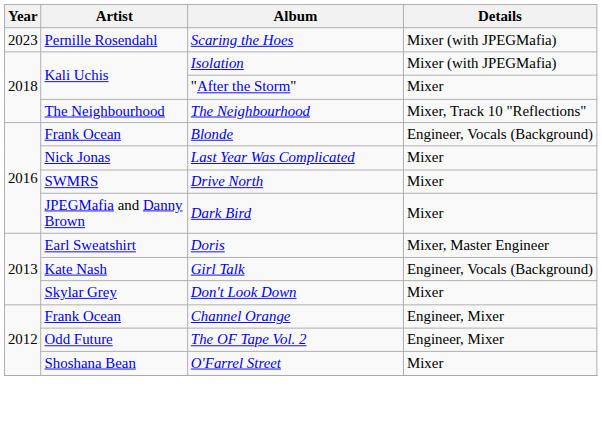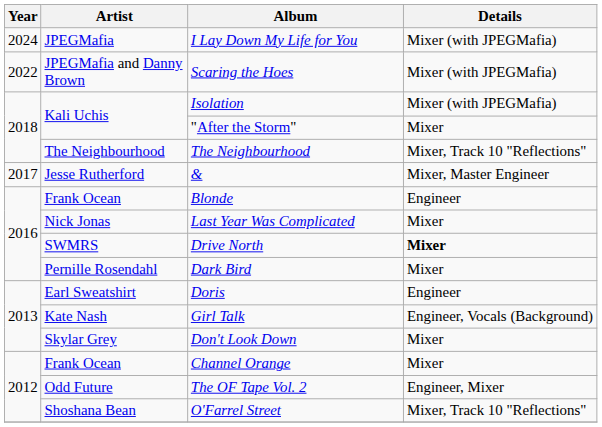+ row: (274, 39)
(23, 39) 2023 -> (23, 71) 2022
(101, 39) Pernille Rosendahl -> (114, 71) JPEGMafia and Danny Brown
+ row: (197, 174)
(500, 134) Engineer, Vocals (Background) -> (434, 198) Engineer
(425, 181) normal -> (426, 245) bold
(114, 213) JPEGMafia and Danny Brown -> (101, 269) Pernille Rosendahl
(478, 245) Mixer, Master Engineer -> (434, 292) Engineer
(455, 316) Engineer, Mixer -> (425, 363) Mixer
(425, 363) Mixer -> (497, 410) Mixer, Track 10 "Reflections"
